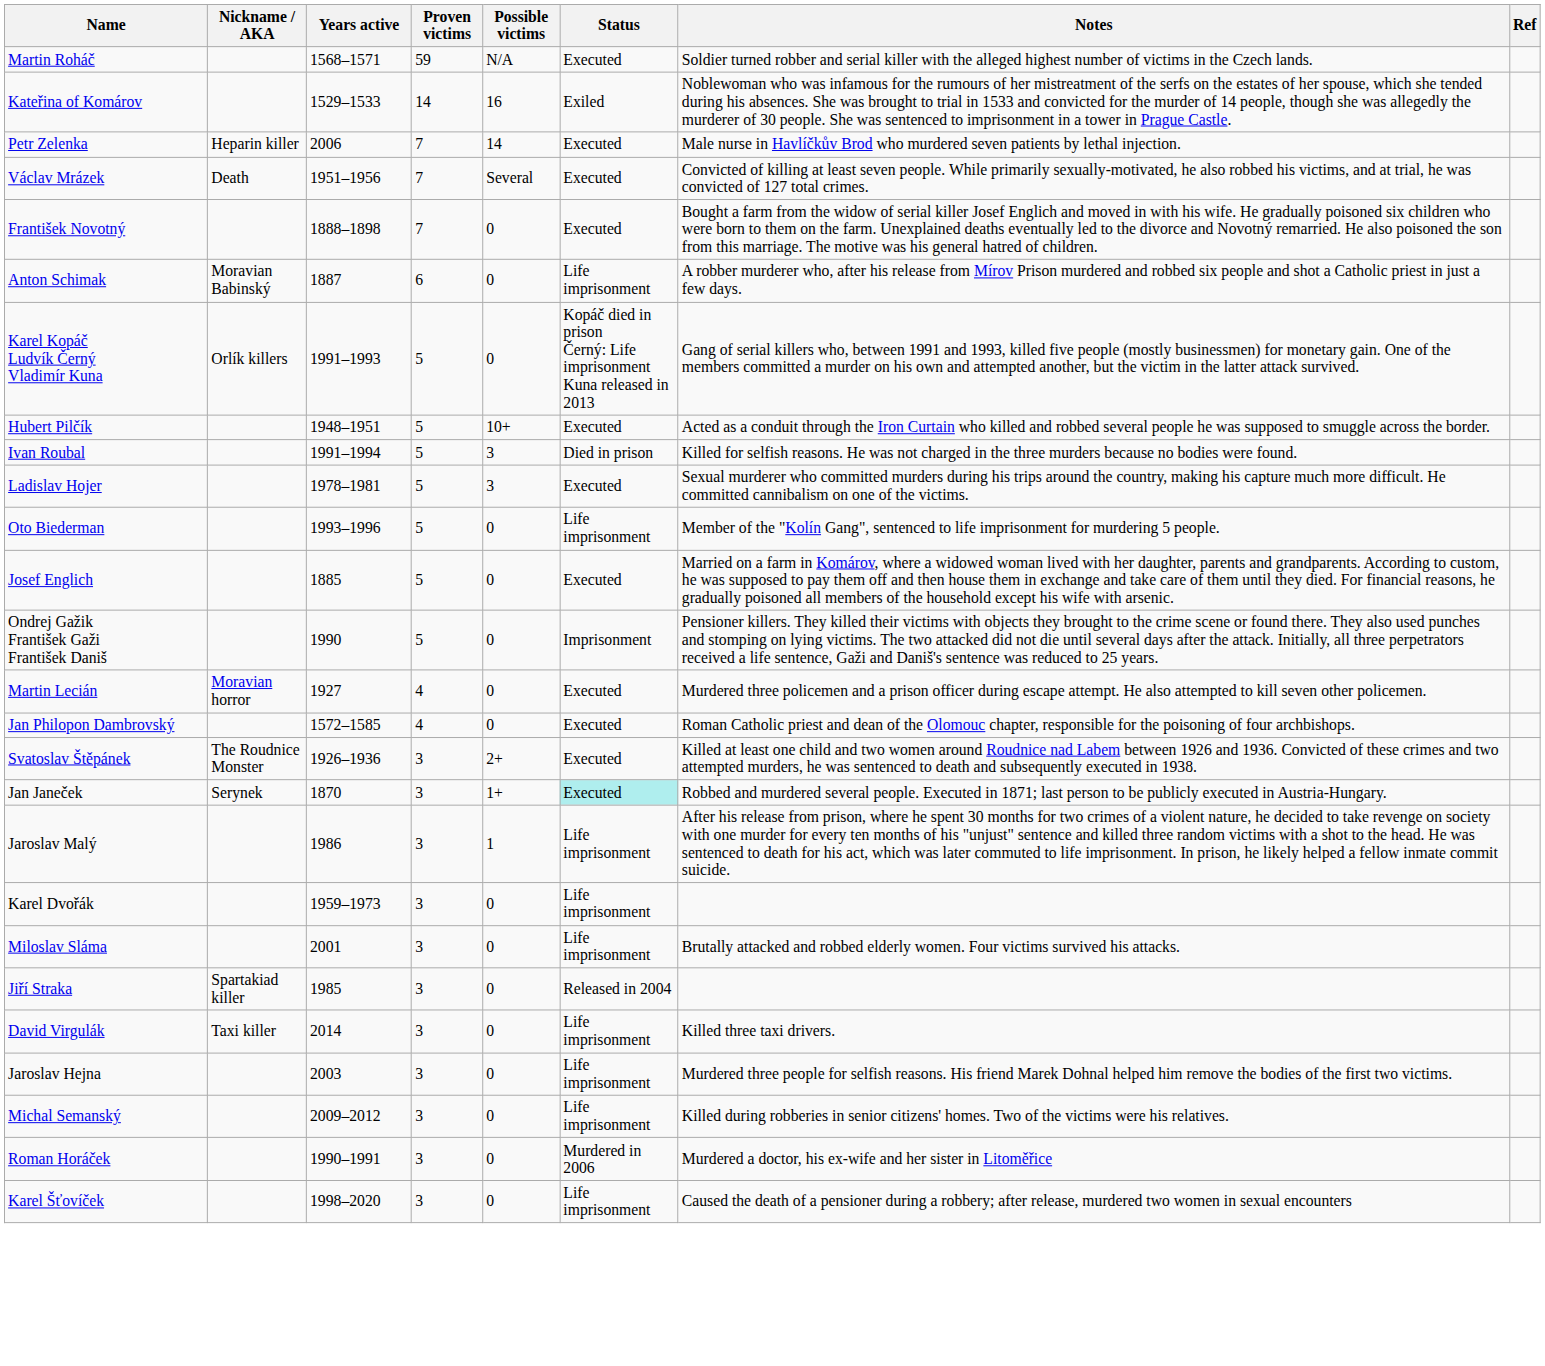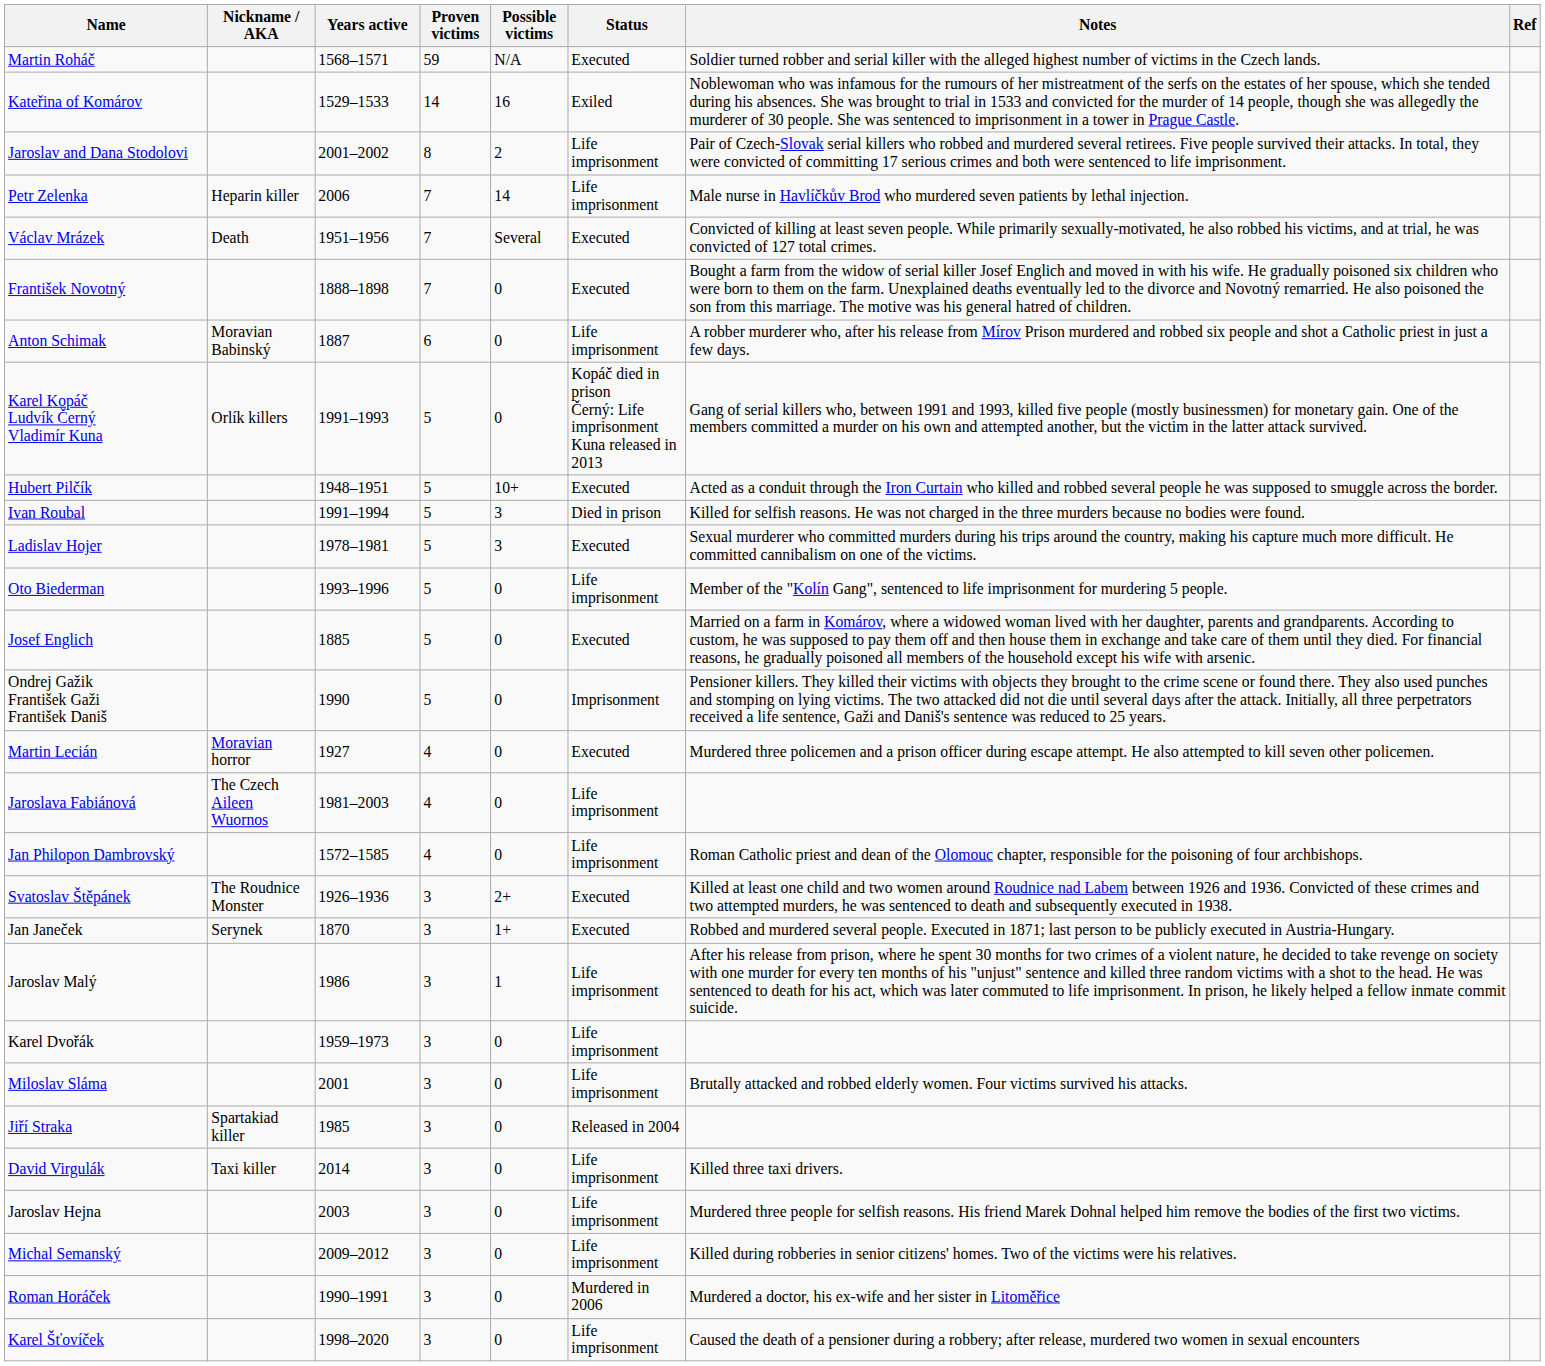+ row: (98, 153)
(593, 144) Executed -> (615, 195) Life imprisonment
+ row: (72, 802)
(593, 725) Executed -> (615, 854) Life imprisonment
(593, 792) paleturquoise background -> (601, 930) no background
